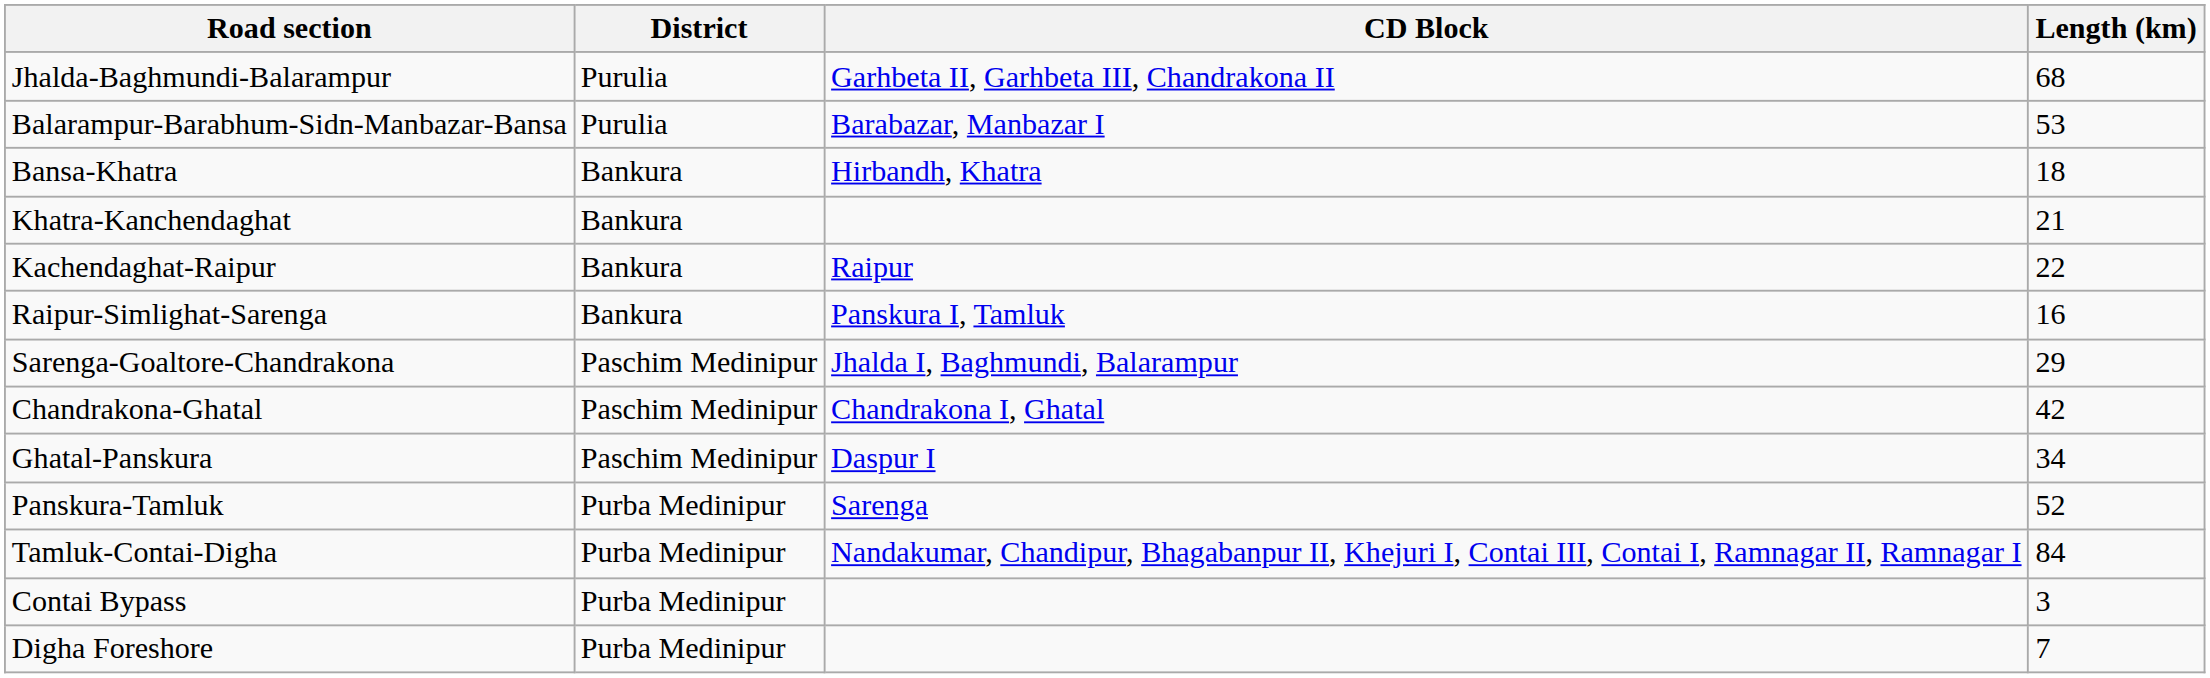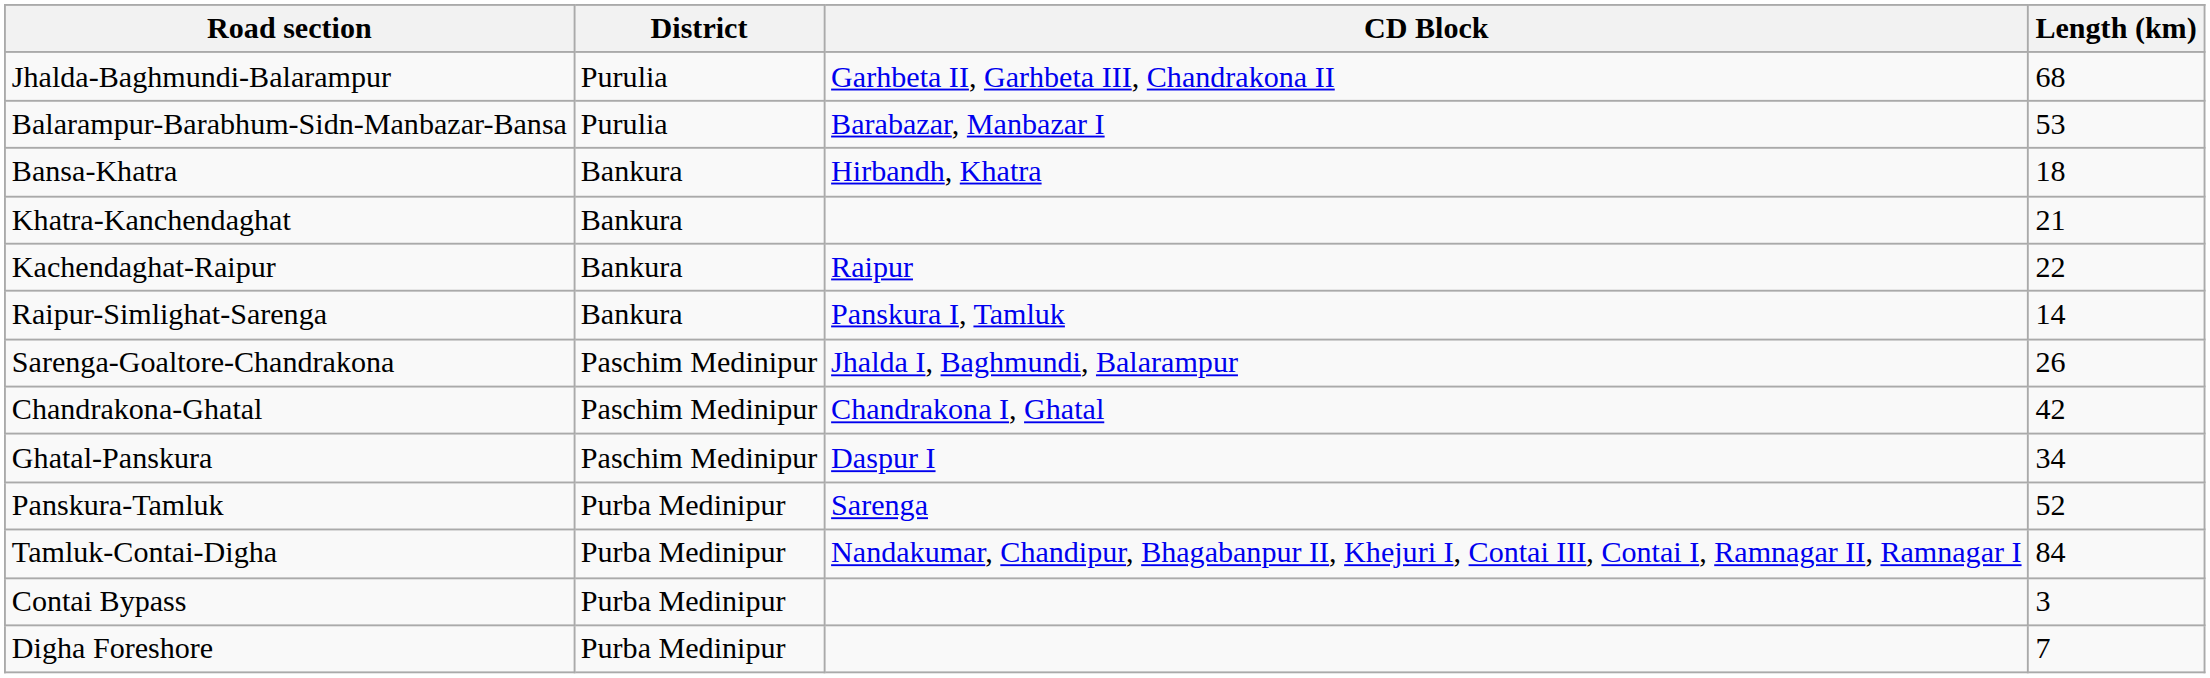(2050, 314) 16 -> (2050, 314) 14
(2050, 362) 29 -> (2050, 362) 26
